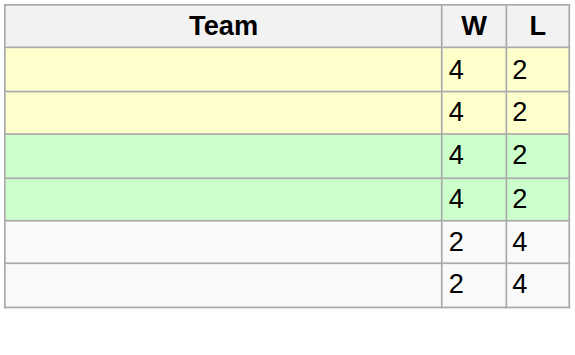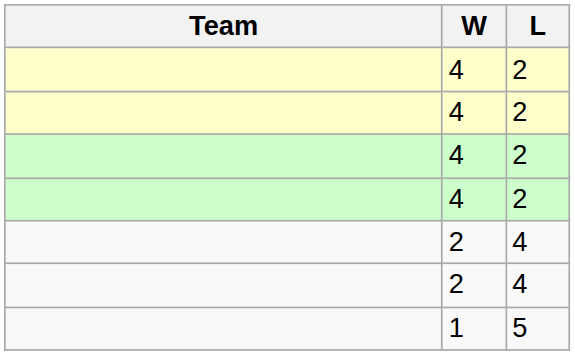+ row: (456, 328)
